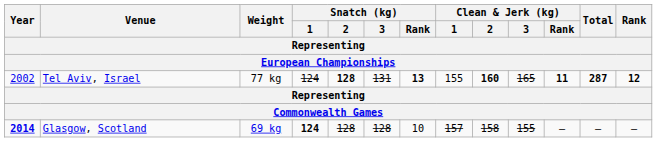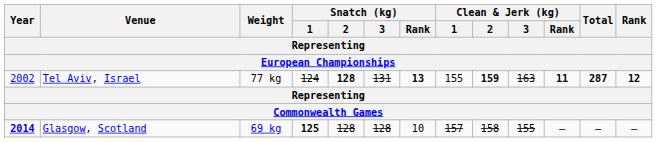(490, 79) 160 -> (490, 79) 159
(526, 79) 165 -> (526, 79) 163
(310, 128) 124 -> (310, 128) 125
